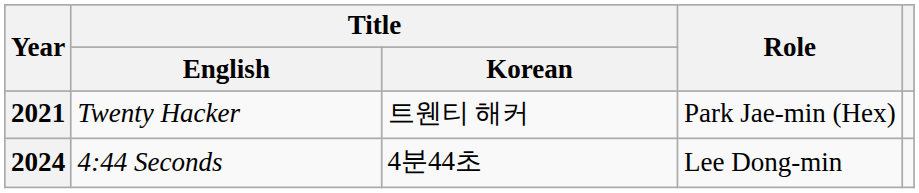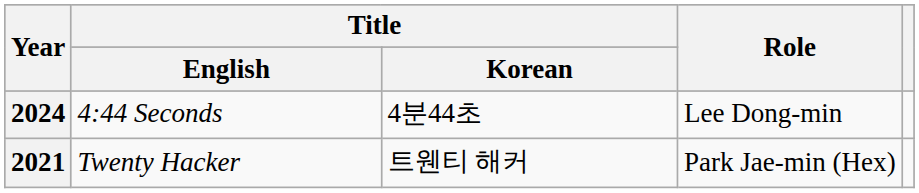rows swapped: (38, 114) <-> (38, 162)
